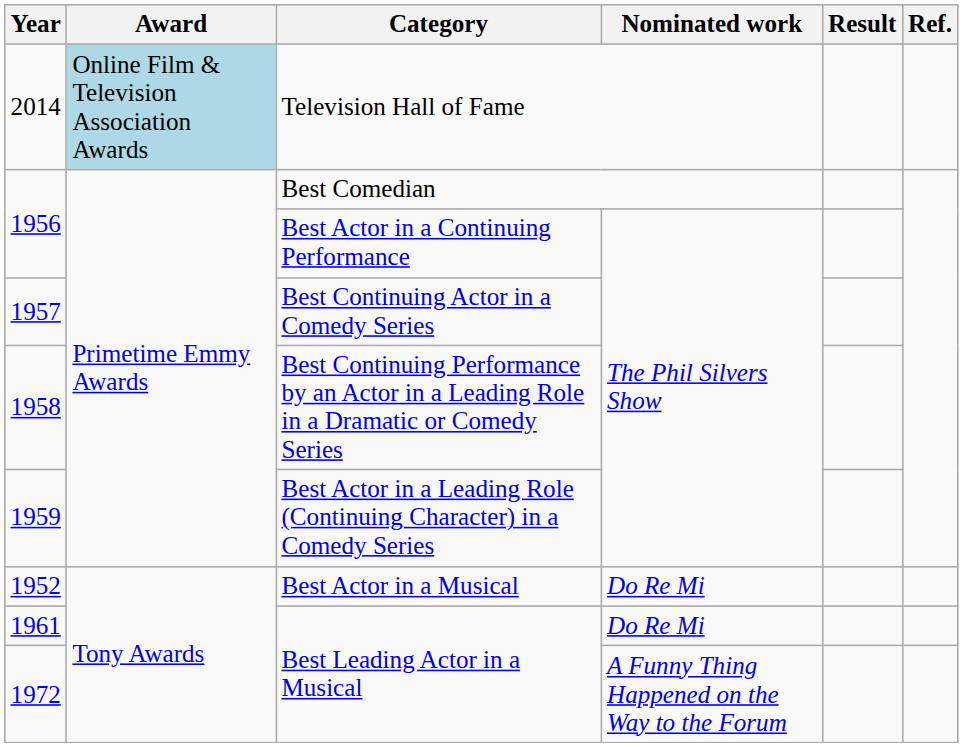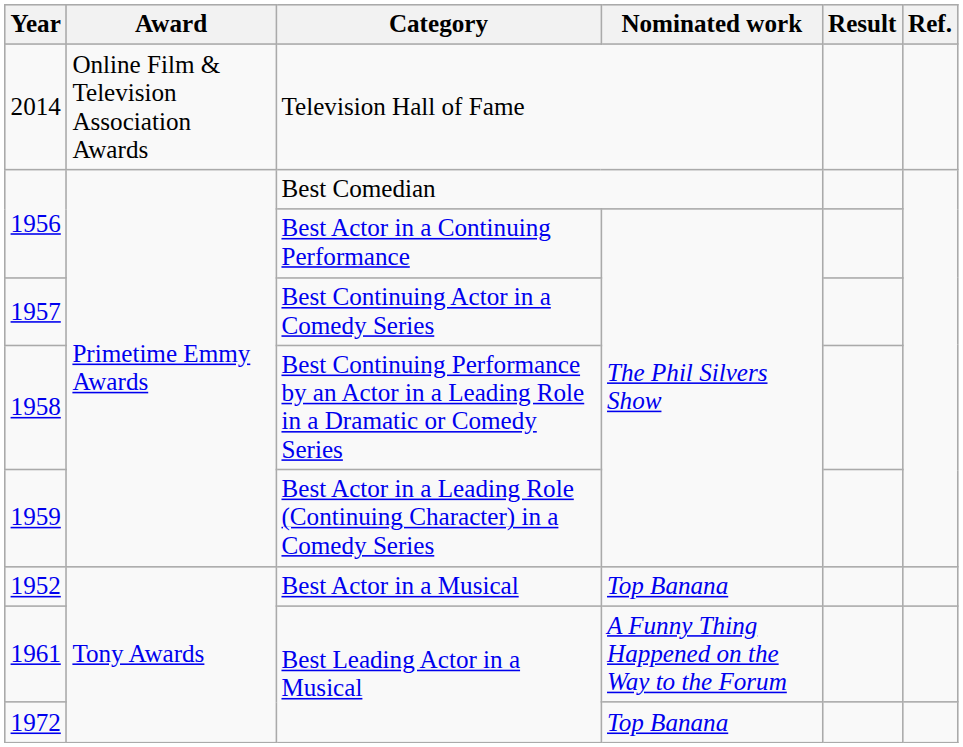(146, 106) lightblue background -> (146, 106) no background
(656, 585) Do Re Mi -> (668, 585) Top Banana
(656, 625) Do Re Mi -> (697, 653) A Funny Thing Happened on the Way to the Forum
(697, 693) A Funny Thing Happened on the Way to the Forum -> (668, 722) Top Banana
